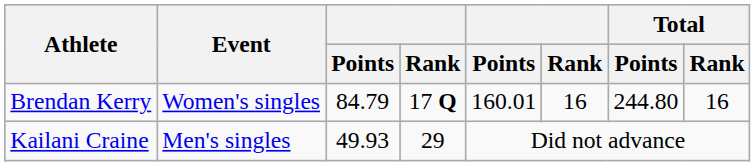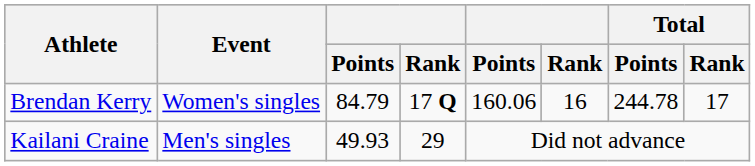(504, 102) 160.01 -> (504, 102) 160.06
(646, 102) 244.80 -> (646, 102) 244.78
(717, 102) 16 -> (717, 102) 17
